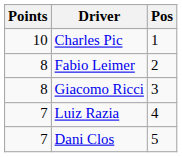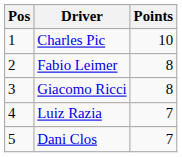columns swapped: (162, 16) <-> (28, 16)
